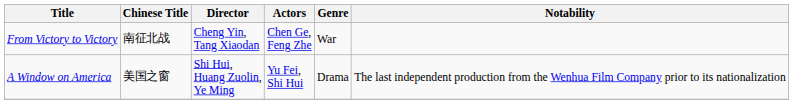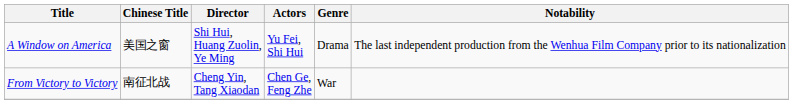rows swapped: (62, 38) <-> (59, 77)
